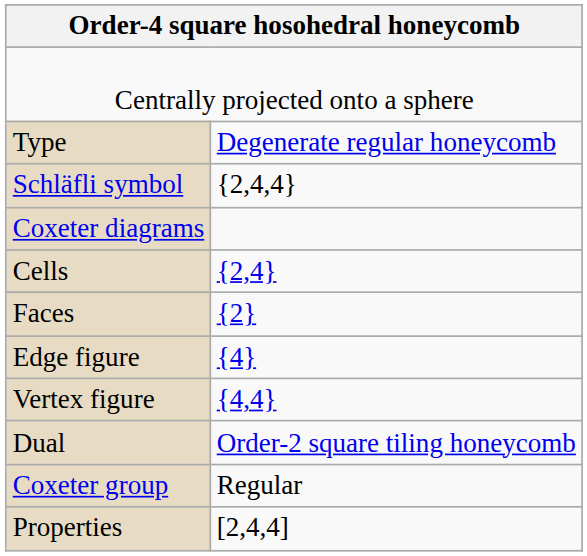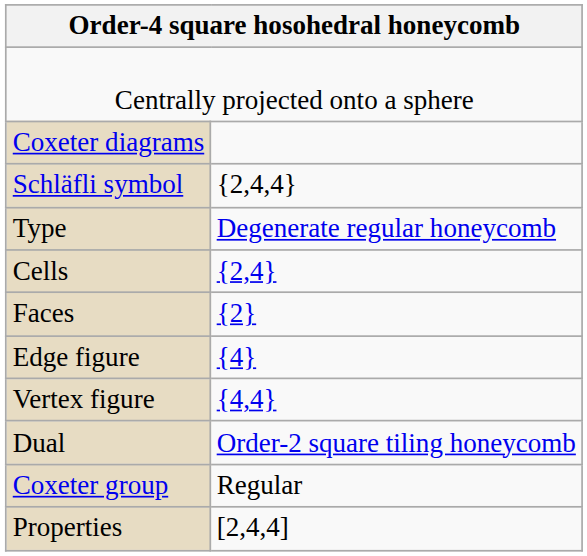rows swapped: (40, 142) <-> (108, 227)
